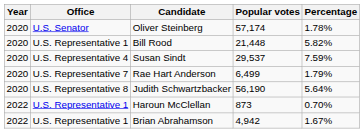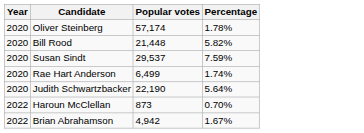- column: (81, 12)
(318, 74) 1.79% -> (218, 74) 1.74%
(250, 89) 56,190 -> (150, 89) 22,190
